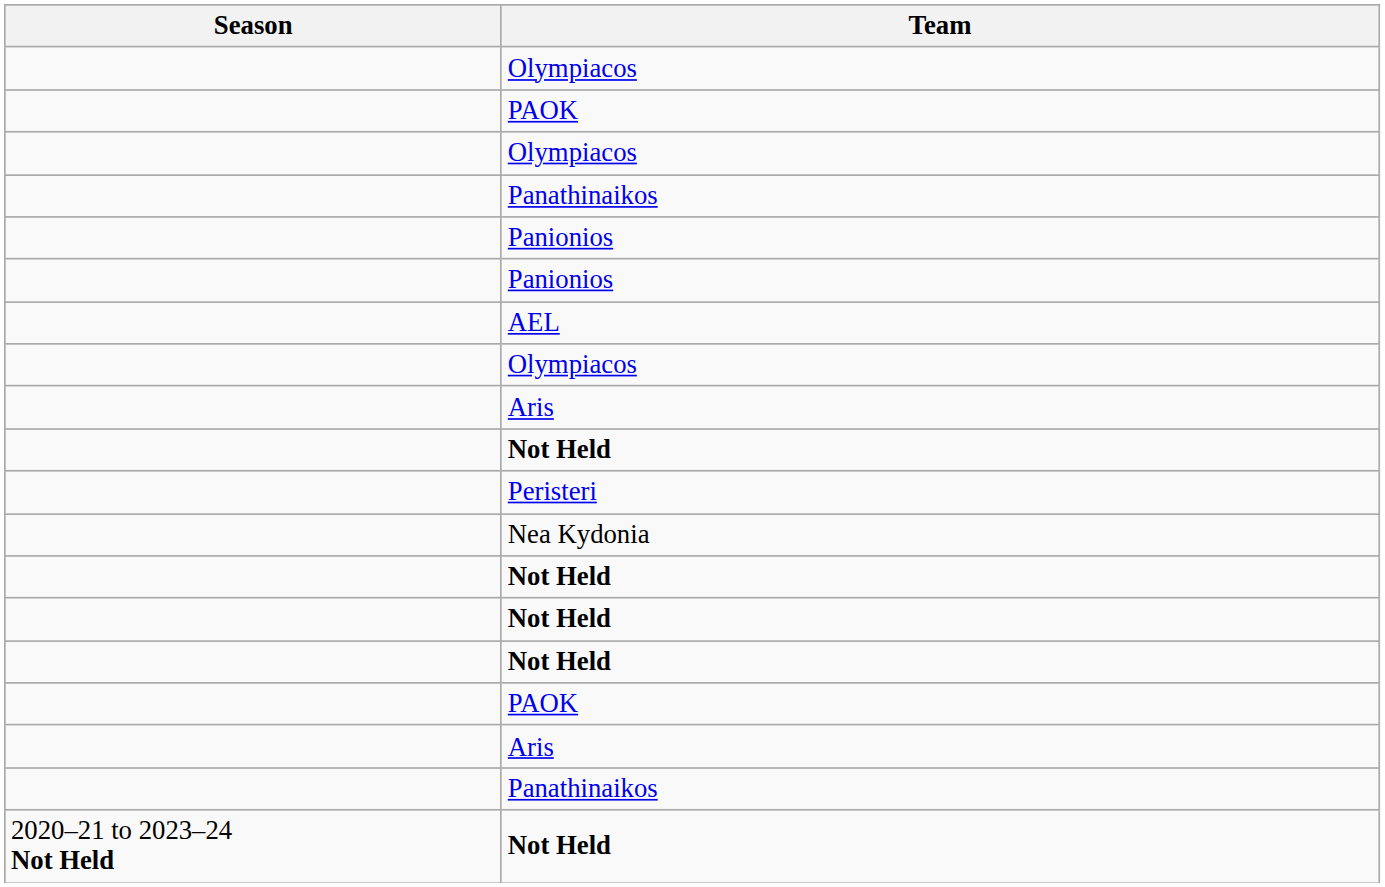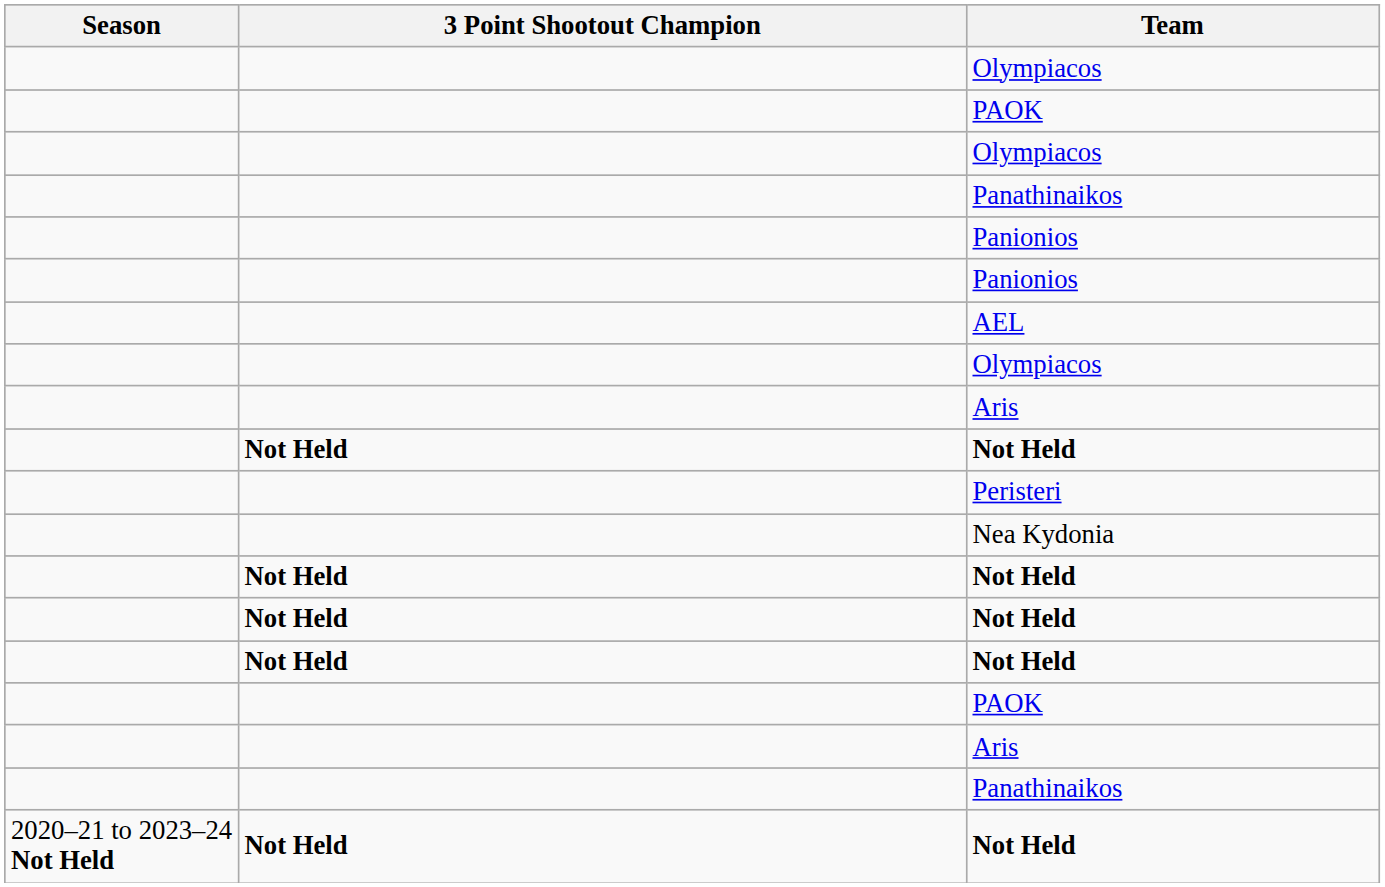+ column: (602, 25)
